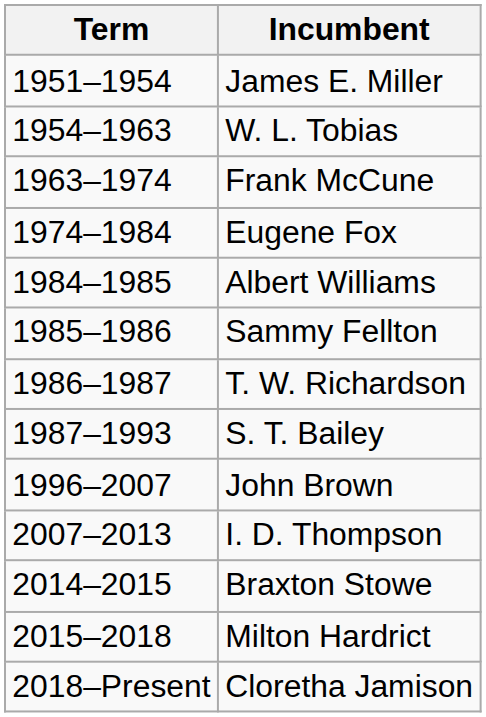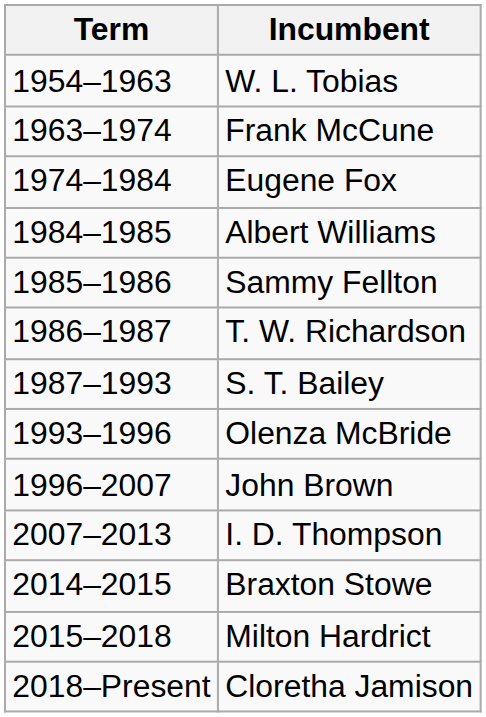- row: (334, 80)
+ row: (339, 433)
